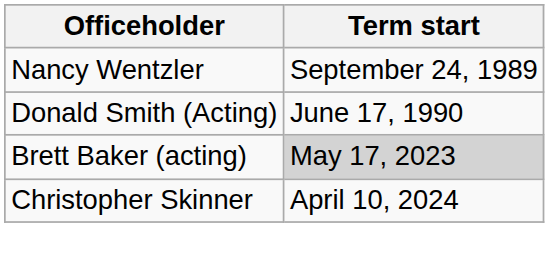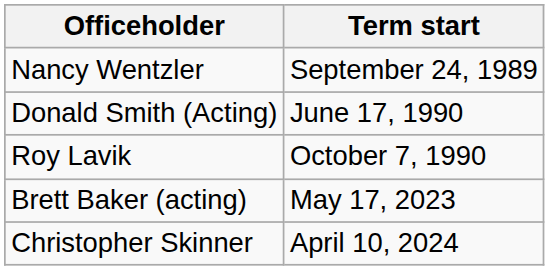+ row: (71, 156)
(373, 156) lightgrey background -> (373, 199) no background
